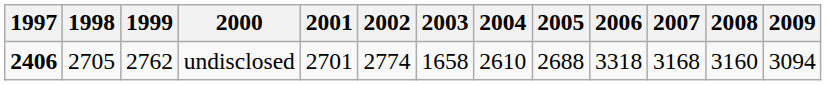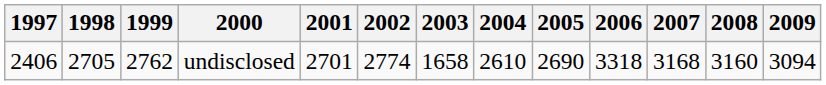(34, 60) bold -> (34, 60) normal
(561, 60) 2688 -> (561, 60) 2690
